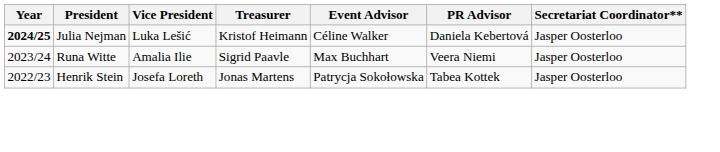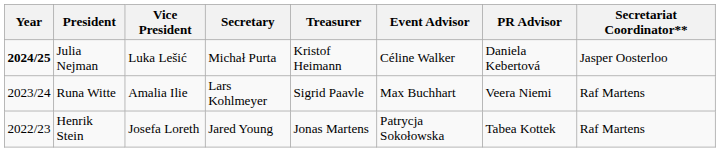+ column: (248, 22)
(578, 56) Jasper Oosterloo -> (612, 93) Raf Martens
(578, 77) Jasper Oosterloo -> (612, 128) Raf Martens
